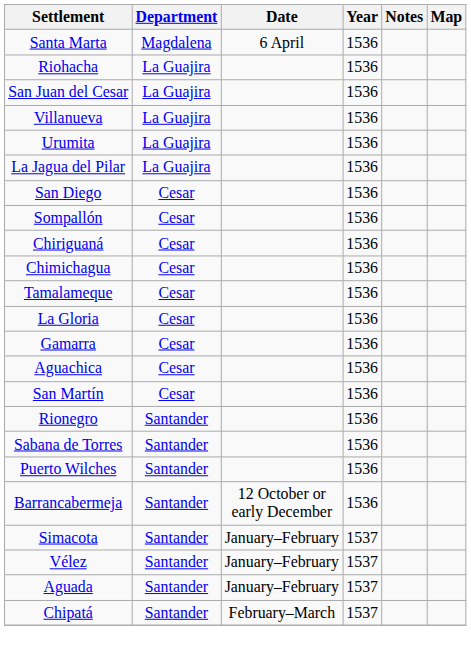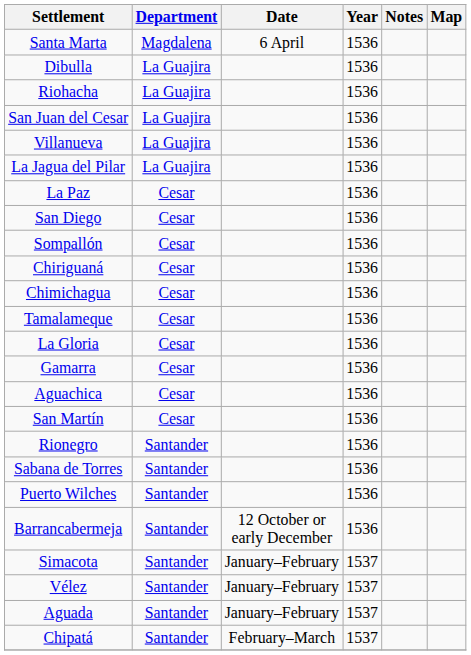+ row: (68, 67)
- row: (68, 142)
+ row: (68, 192)
